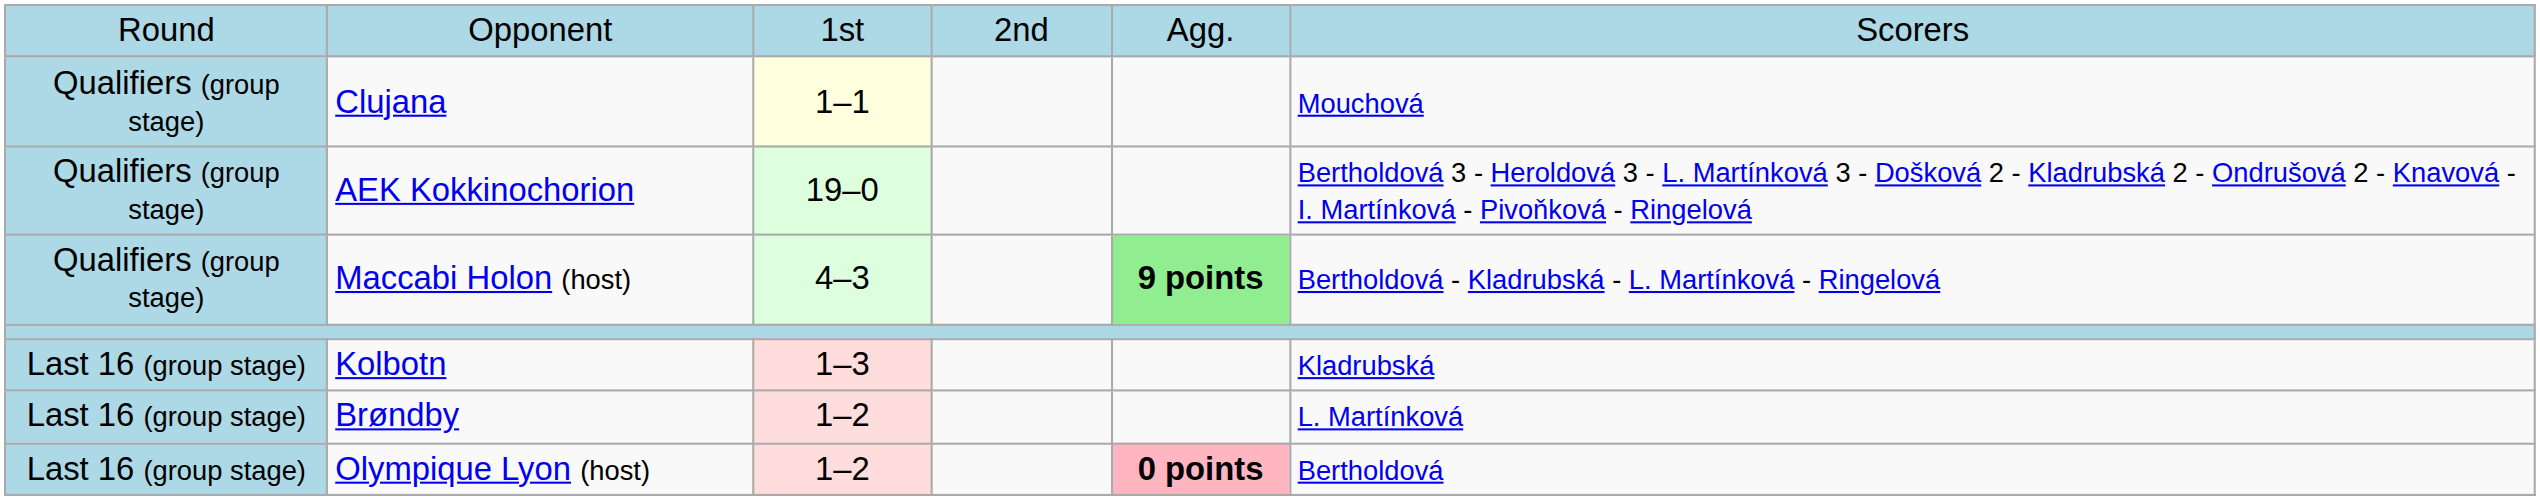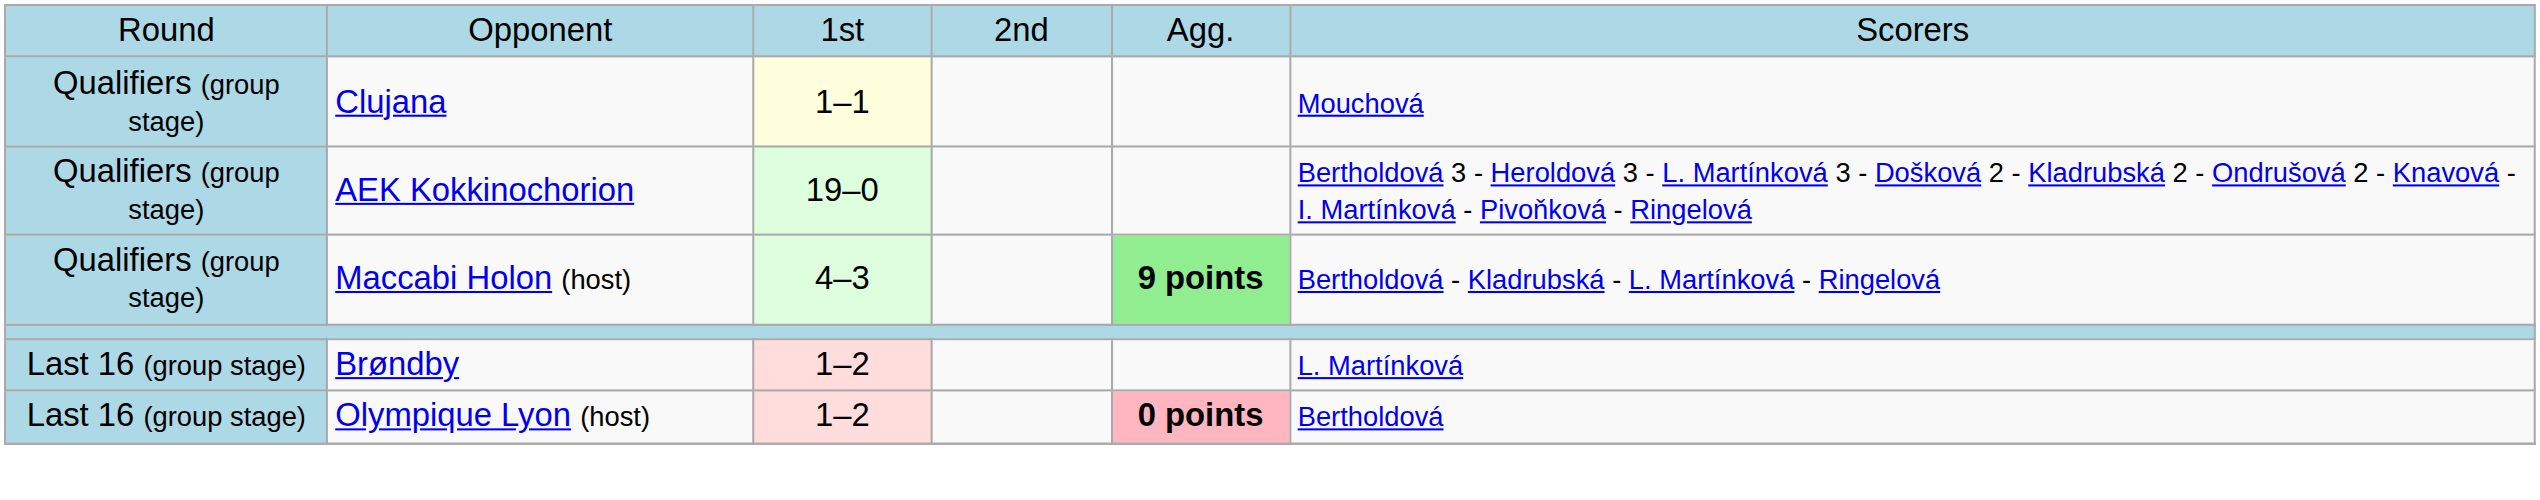- row: (391, 364)
